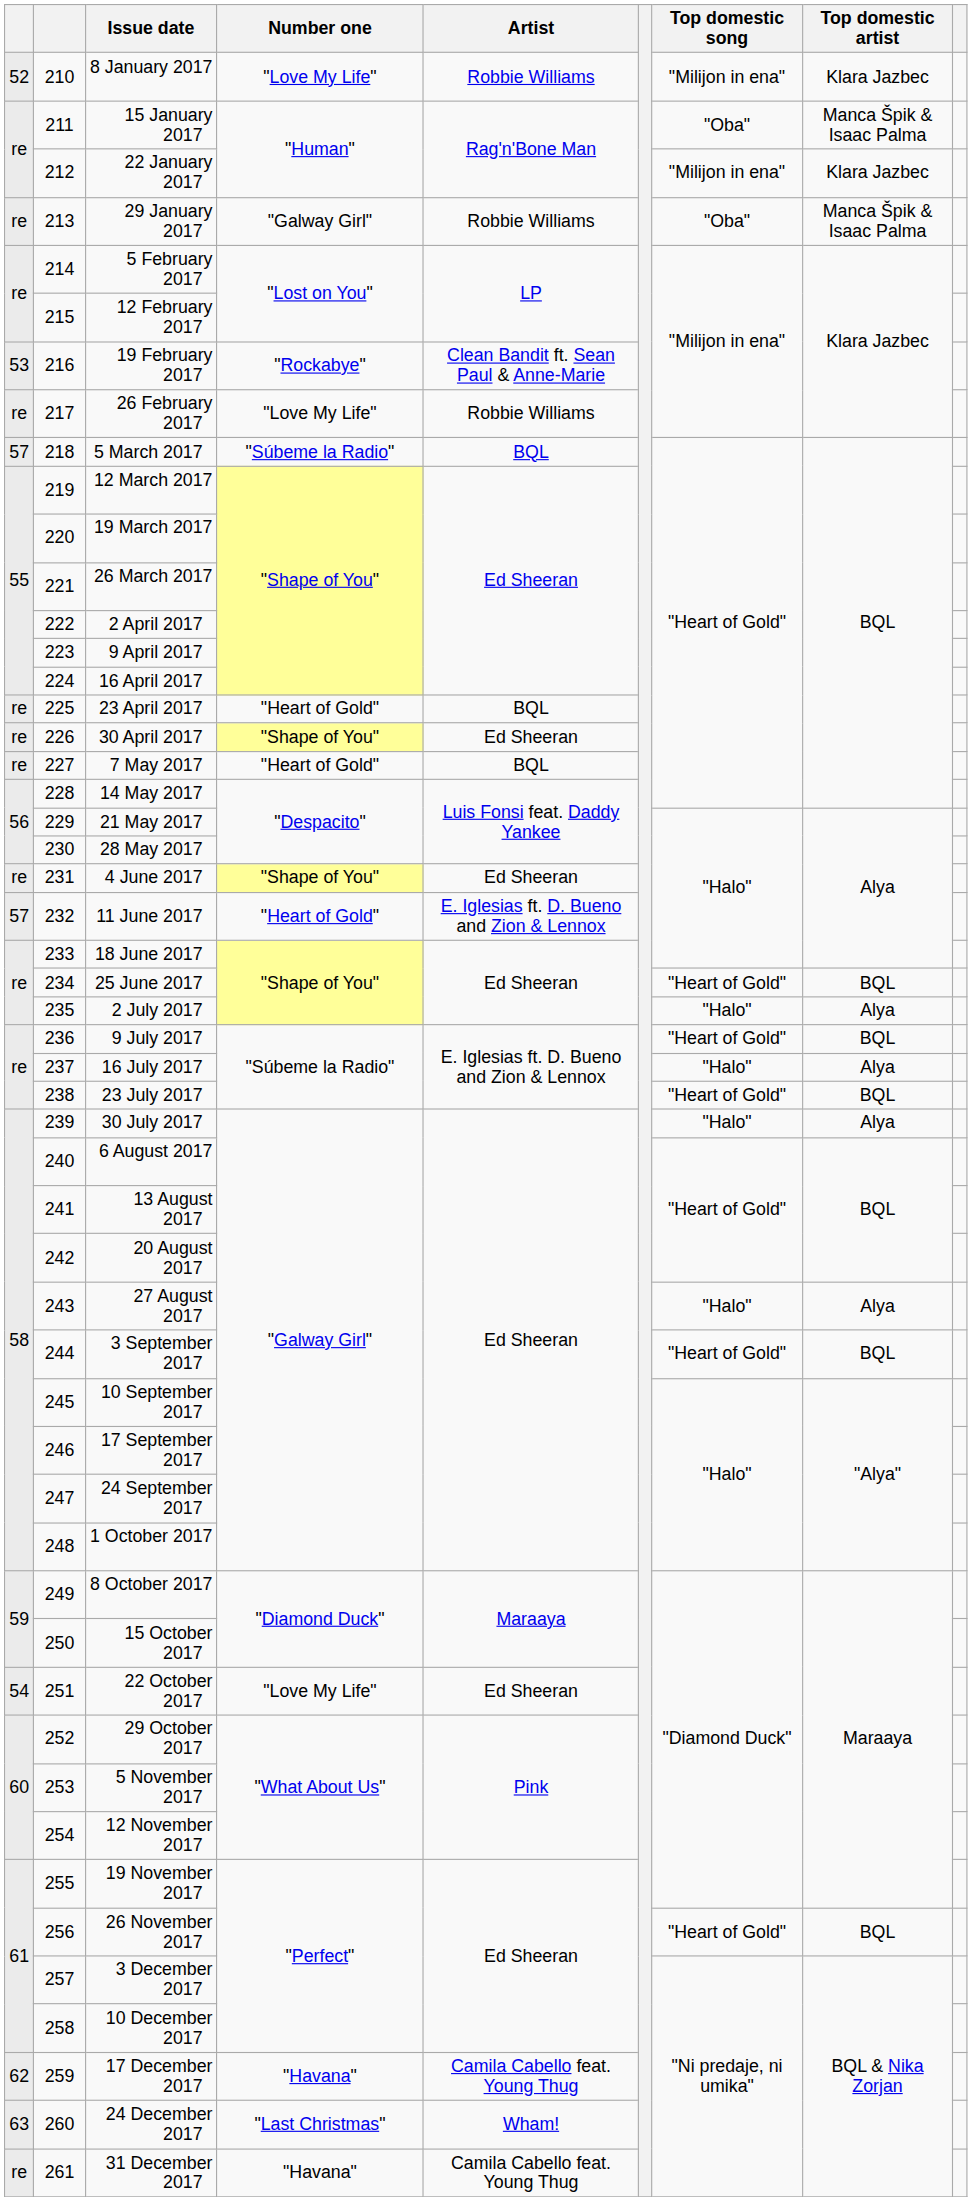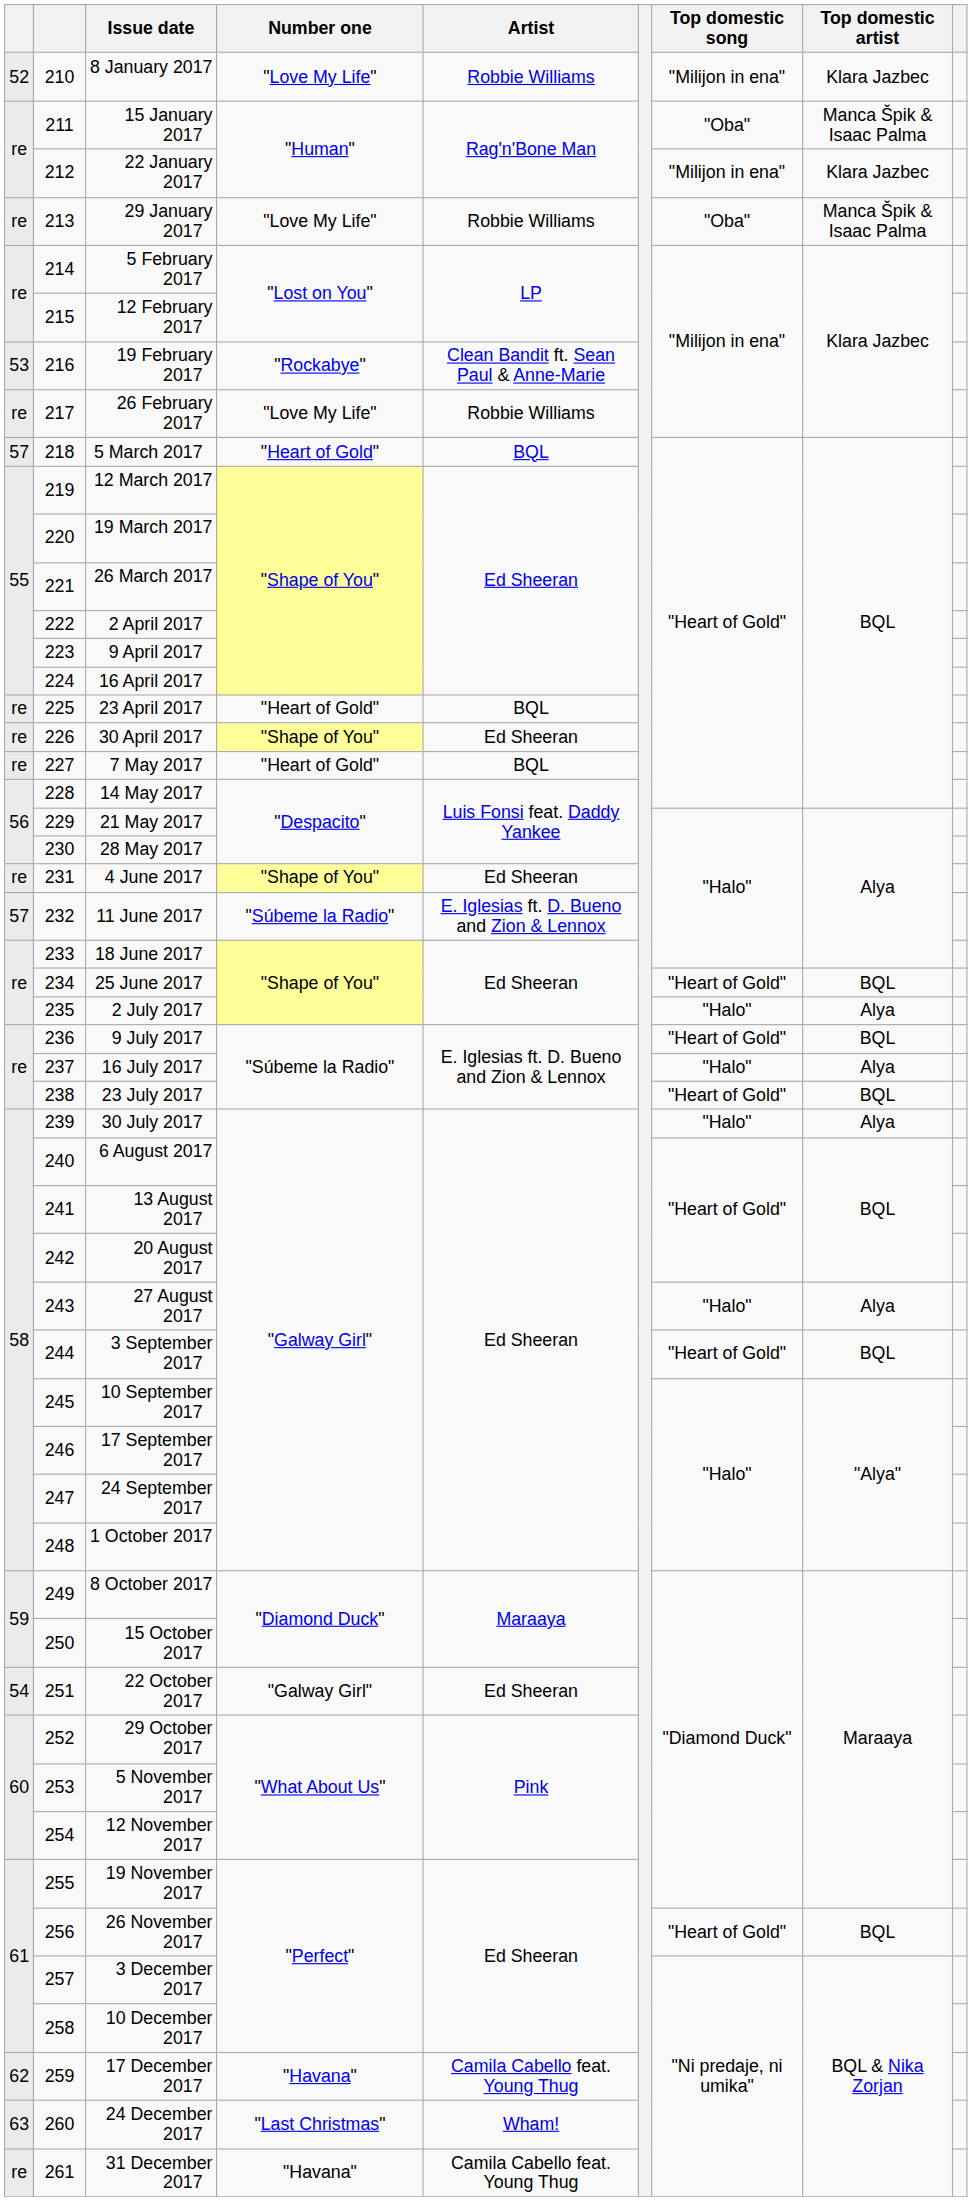(320, 221) "Galway Girl" -> (320, 221) "Love My Life"
(320, 451) "Súbeme la Radio" -> (320, 451) "Heart of Gold"
(320, 916) "Heart of Gold" -> (320, 916) "Súbeme la Radio"
(320, 1691) "Love My Life" -> (320, 1691) "Galway Girl"
